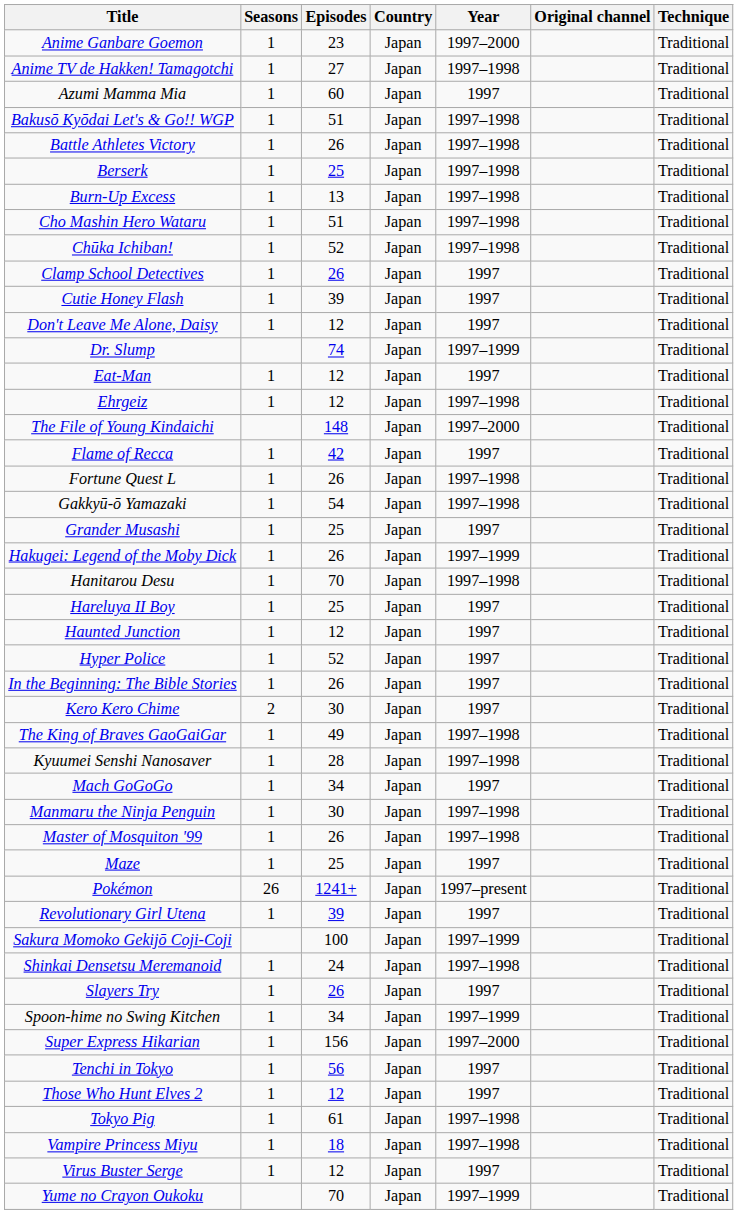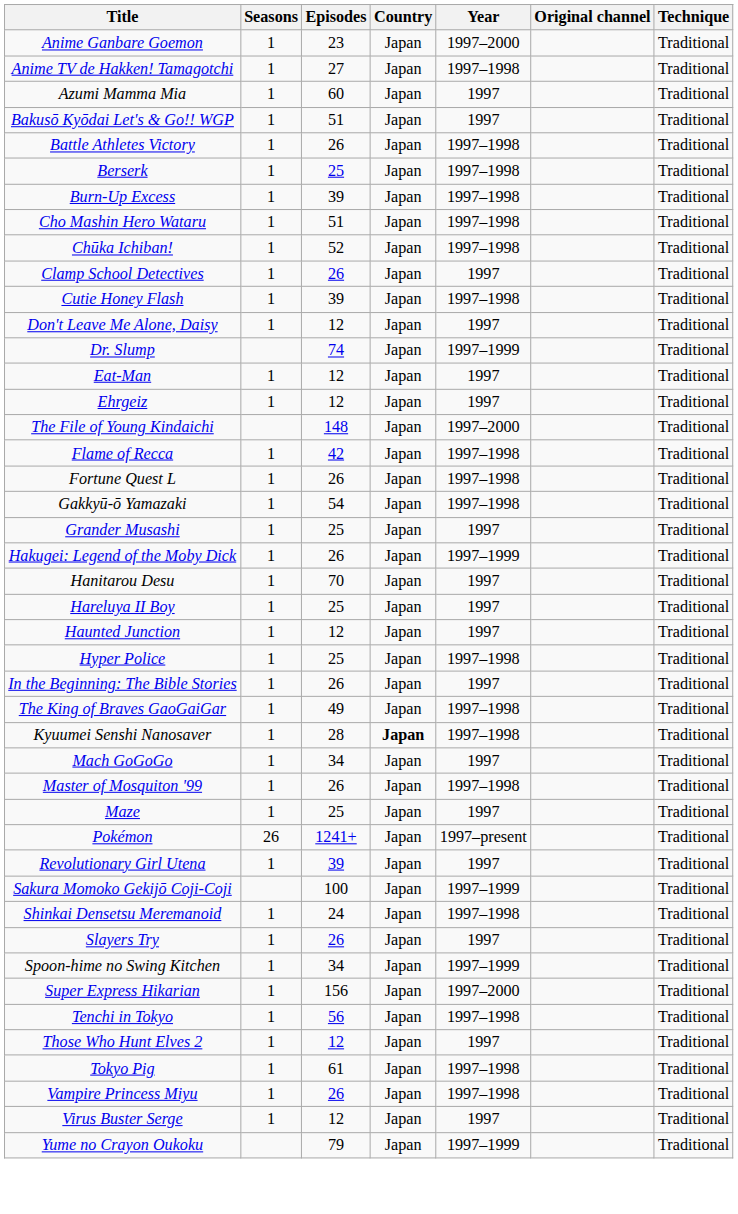(483, 119) 1997–1998 -> (483, 119) 1997
(336, 196) 13 -> (336, 196) 39
(483, 299) 1997 -> (483, 299) 1997–1998
(483, 401) 1997–1998 -> (483, 401) 1997
(483, 453) 1997 -> (483, 453) 1997–1998
(483, 581) 1997–1998 -> (483, 581) 1997
(336, 658) 52 -> (336, 658) 25
(483, 658) 1997 -> (483, 658) 1997–1998
- row: (122, 709)
(403, 760) normal -> (403, 734) bold
- row: (122, 811)
(483, 1068) 1997 -> (483, 1016) 1997–1998
(336, 1144) 18 -> (336, 1093) 26
(336, 1196) 70 -> (336, 1144) 79
